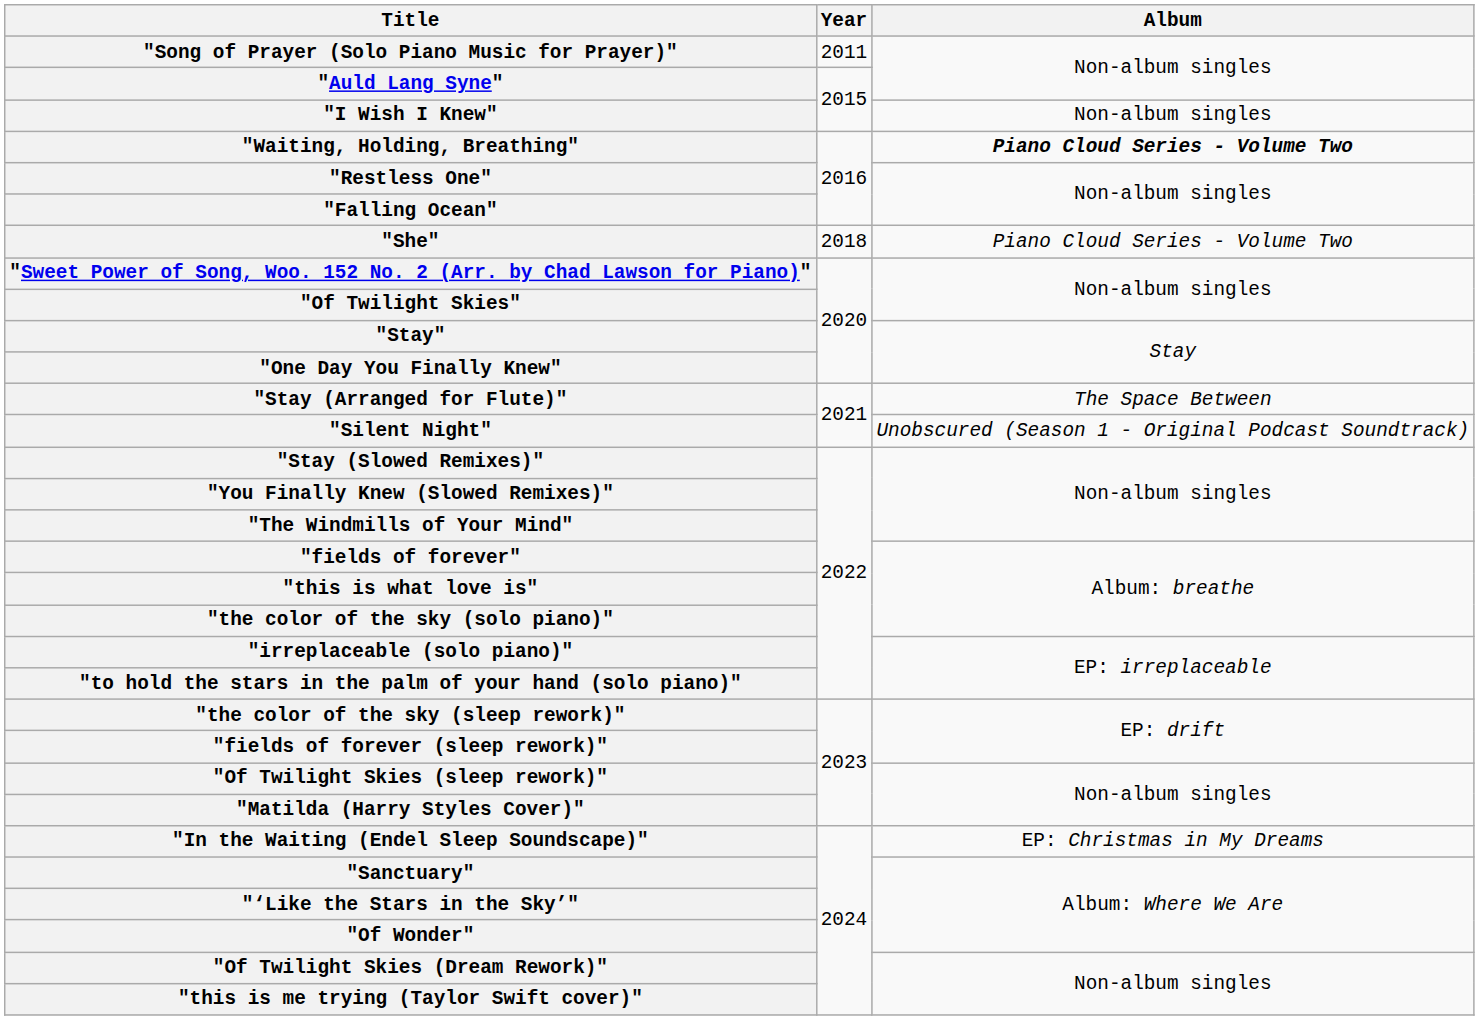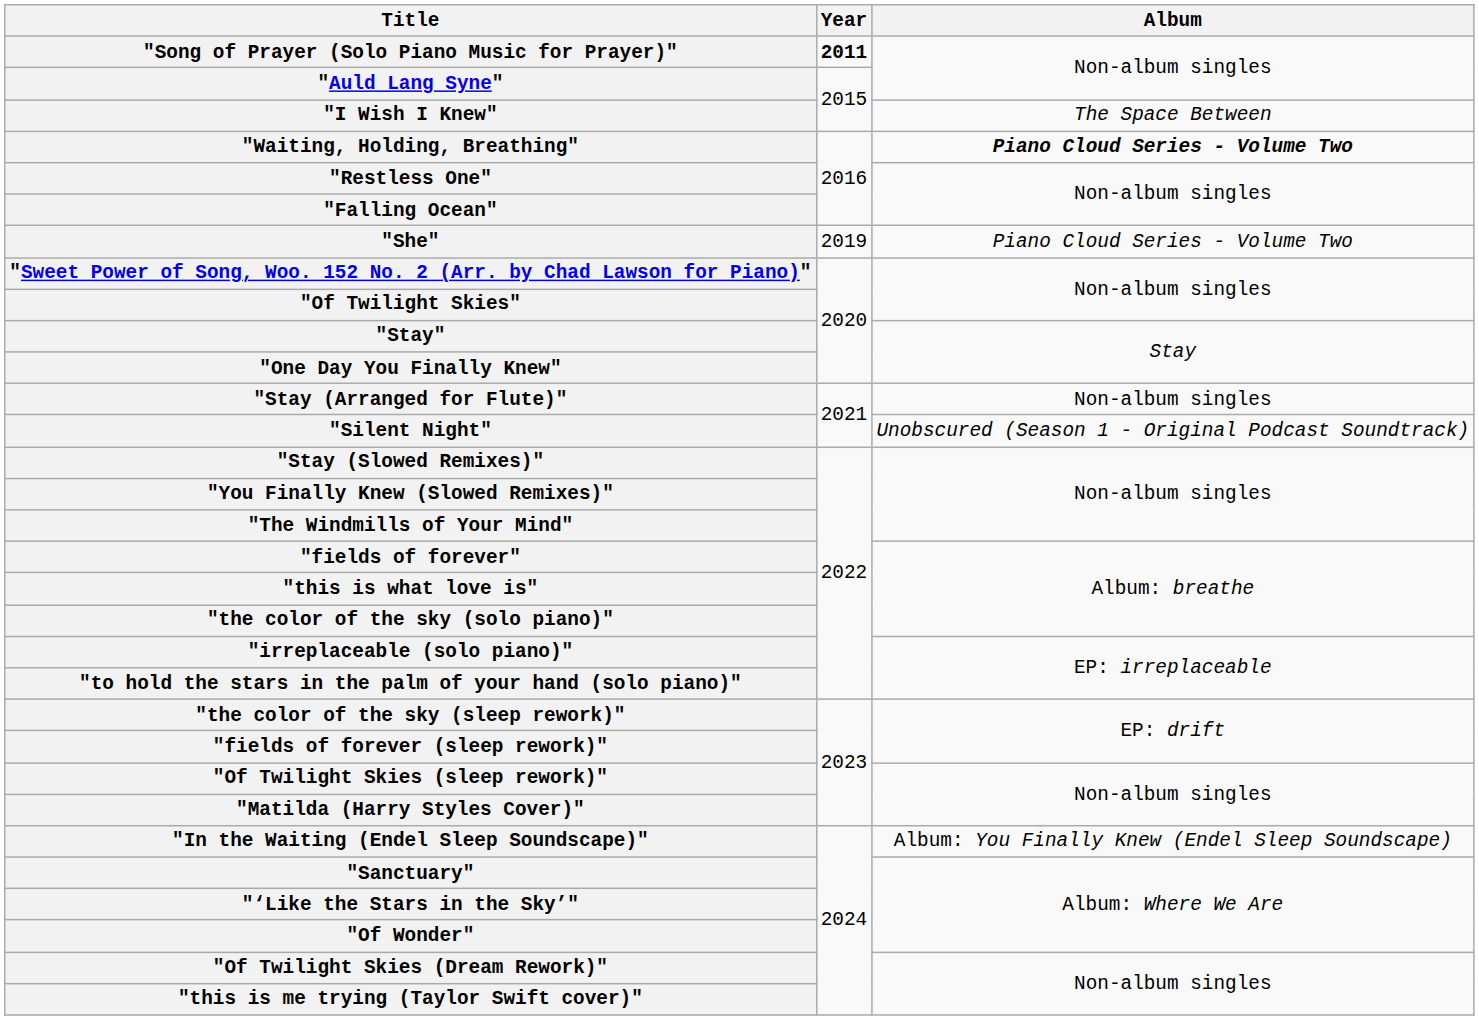(844, 52) normal -> (844, 52) bold
(1173, 115) Non-album singles -> (1173, 115) The Space Between
(844, 242) 2018 -> (844, 242) 2019
(1173, 399) The Space Between -> (1173, 399) Non-album singles
(1173, 841) EP: Christmas in My Dreams -> (1173, 841) Album: You Finally Knew (Endel Sleep Soundscape)
